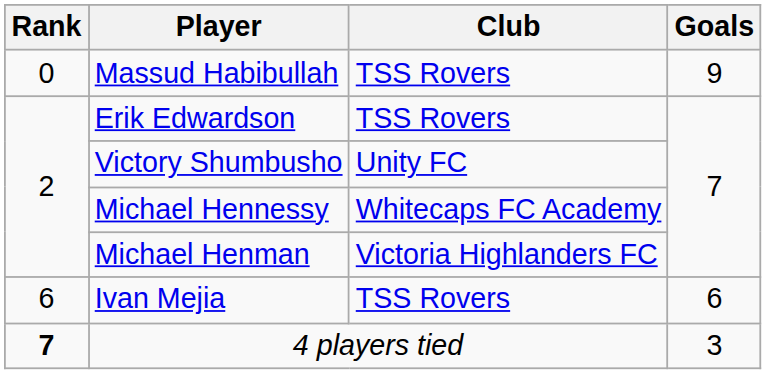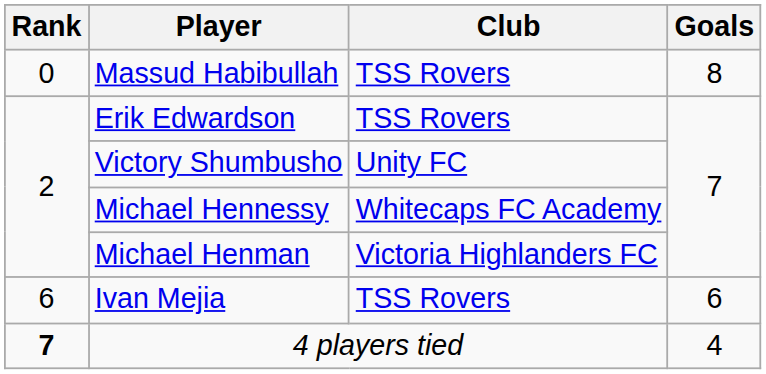(714, 72) 9 -> (714, 72) 8
(714, 345) 3 -> (714, 345) 4
